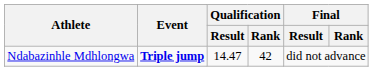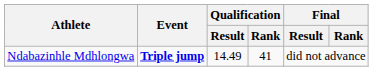(227, 56) 14.47 -> (227, 56) 14.49
(266, 56) 42 -> (266, 56) 41
